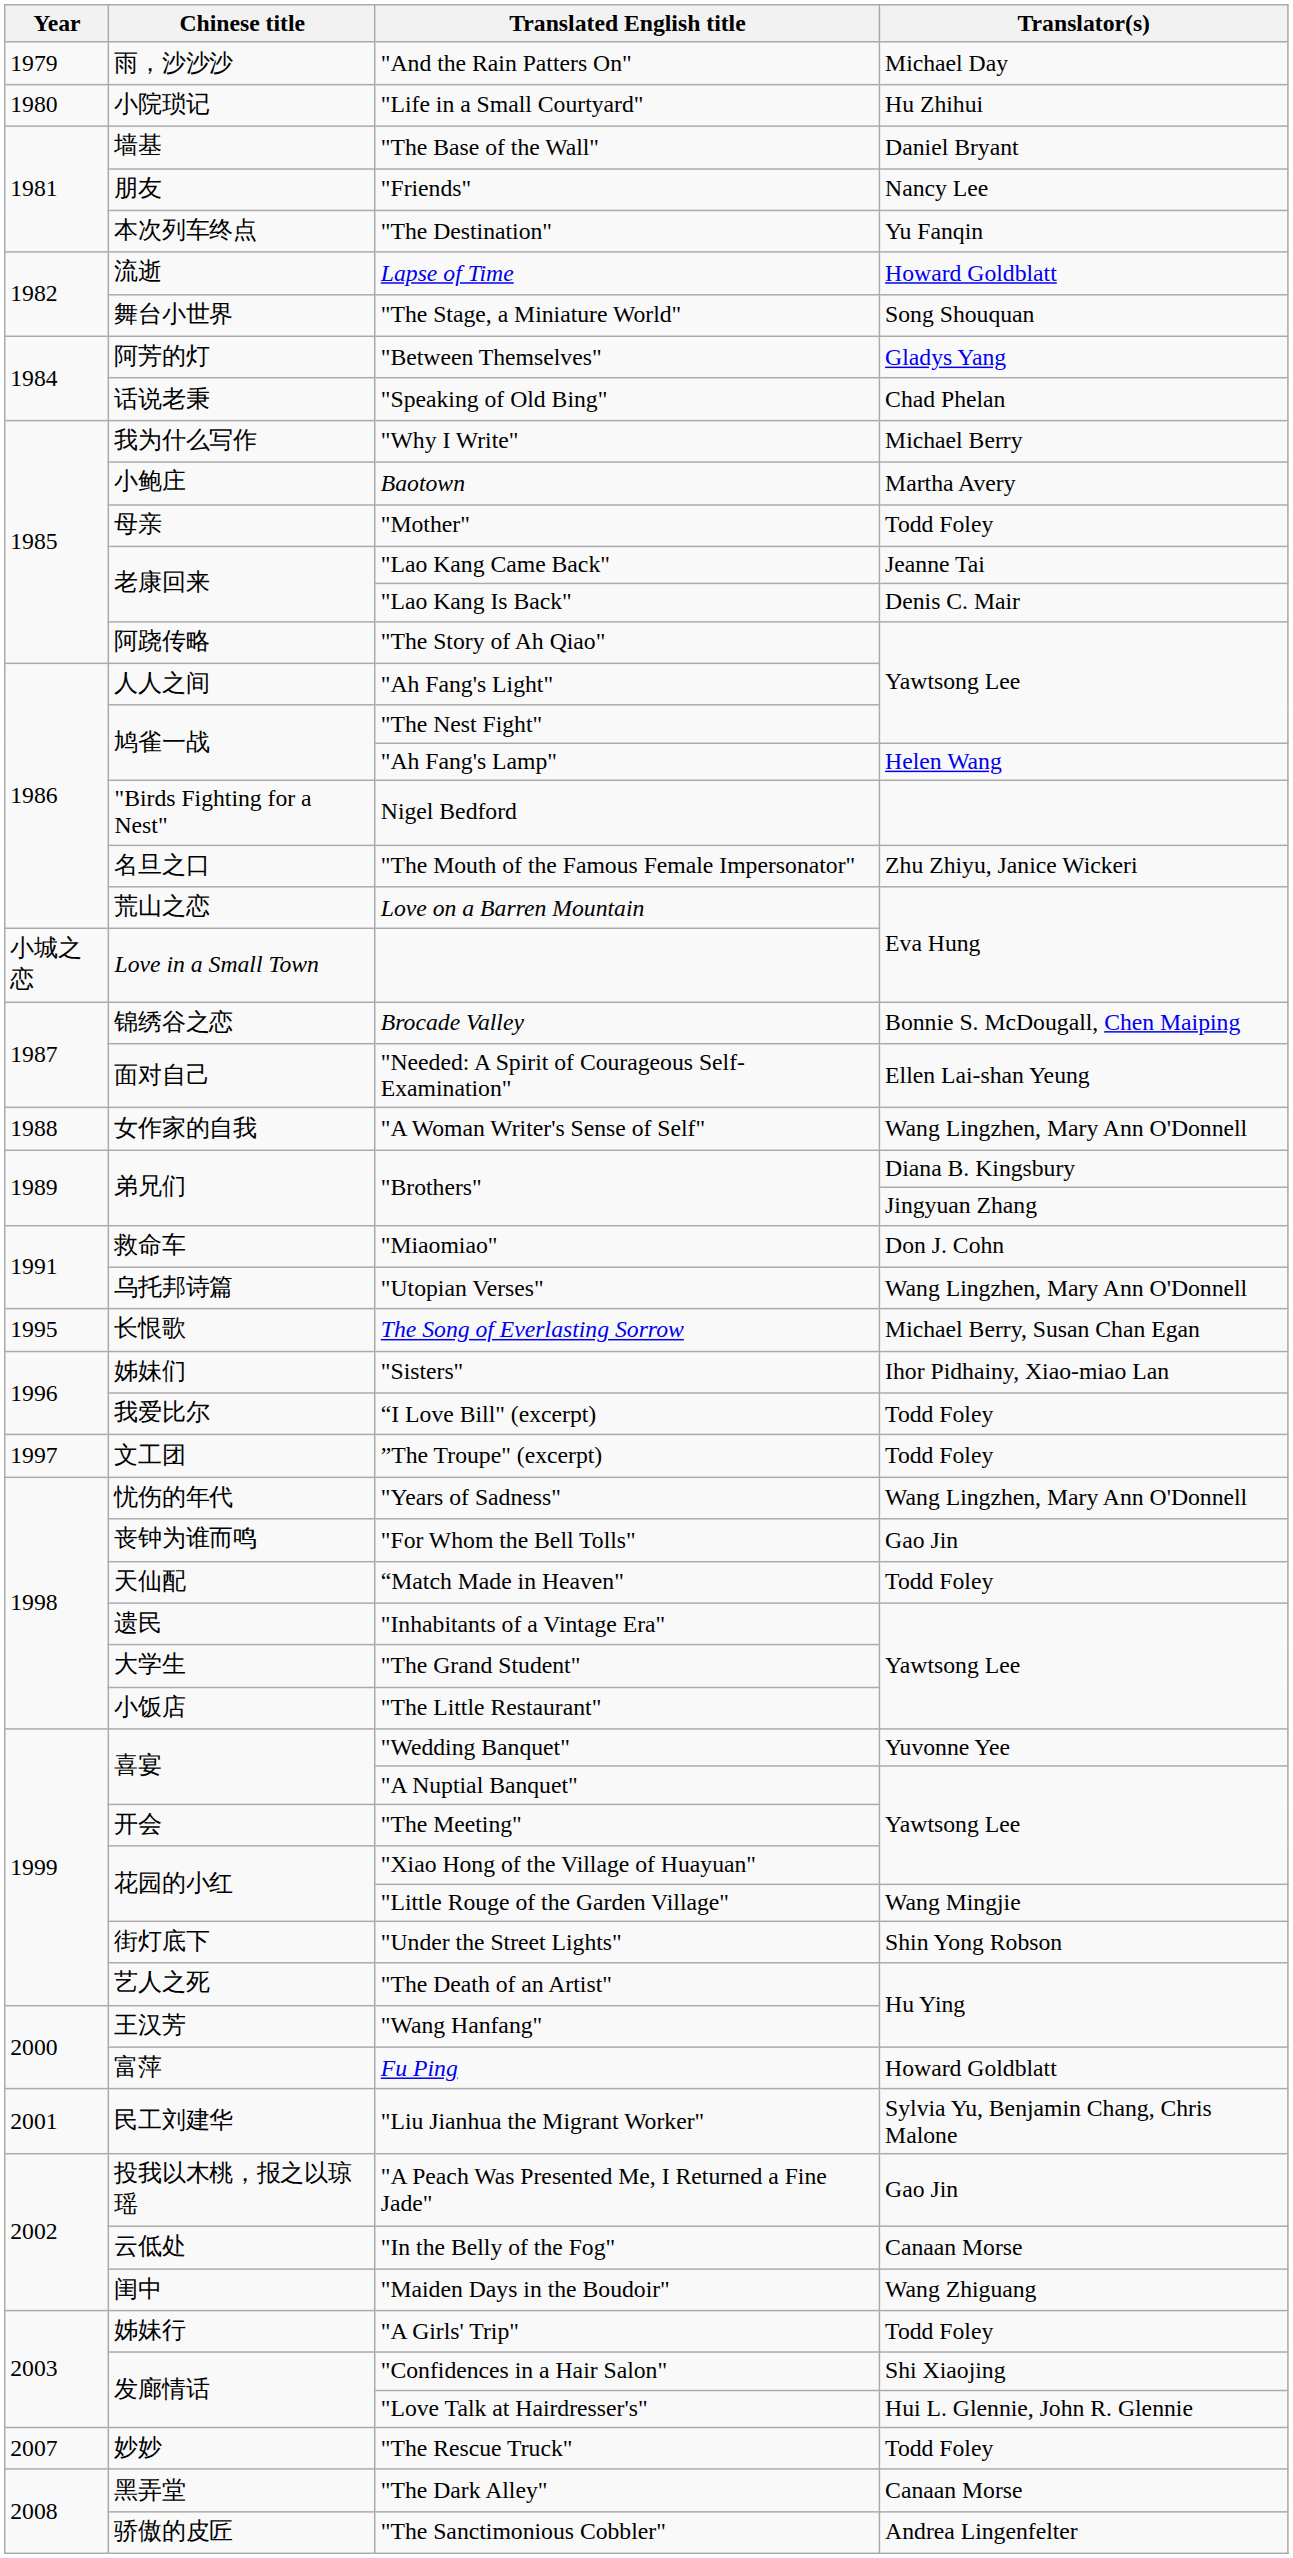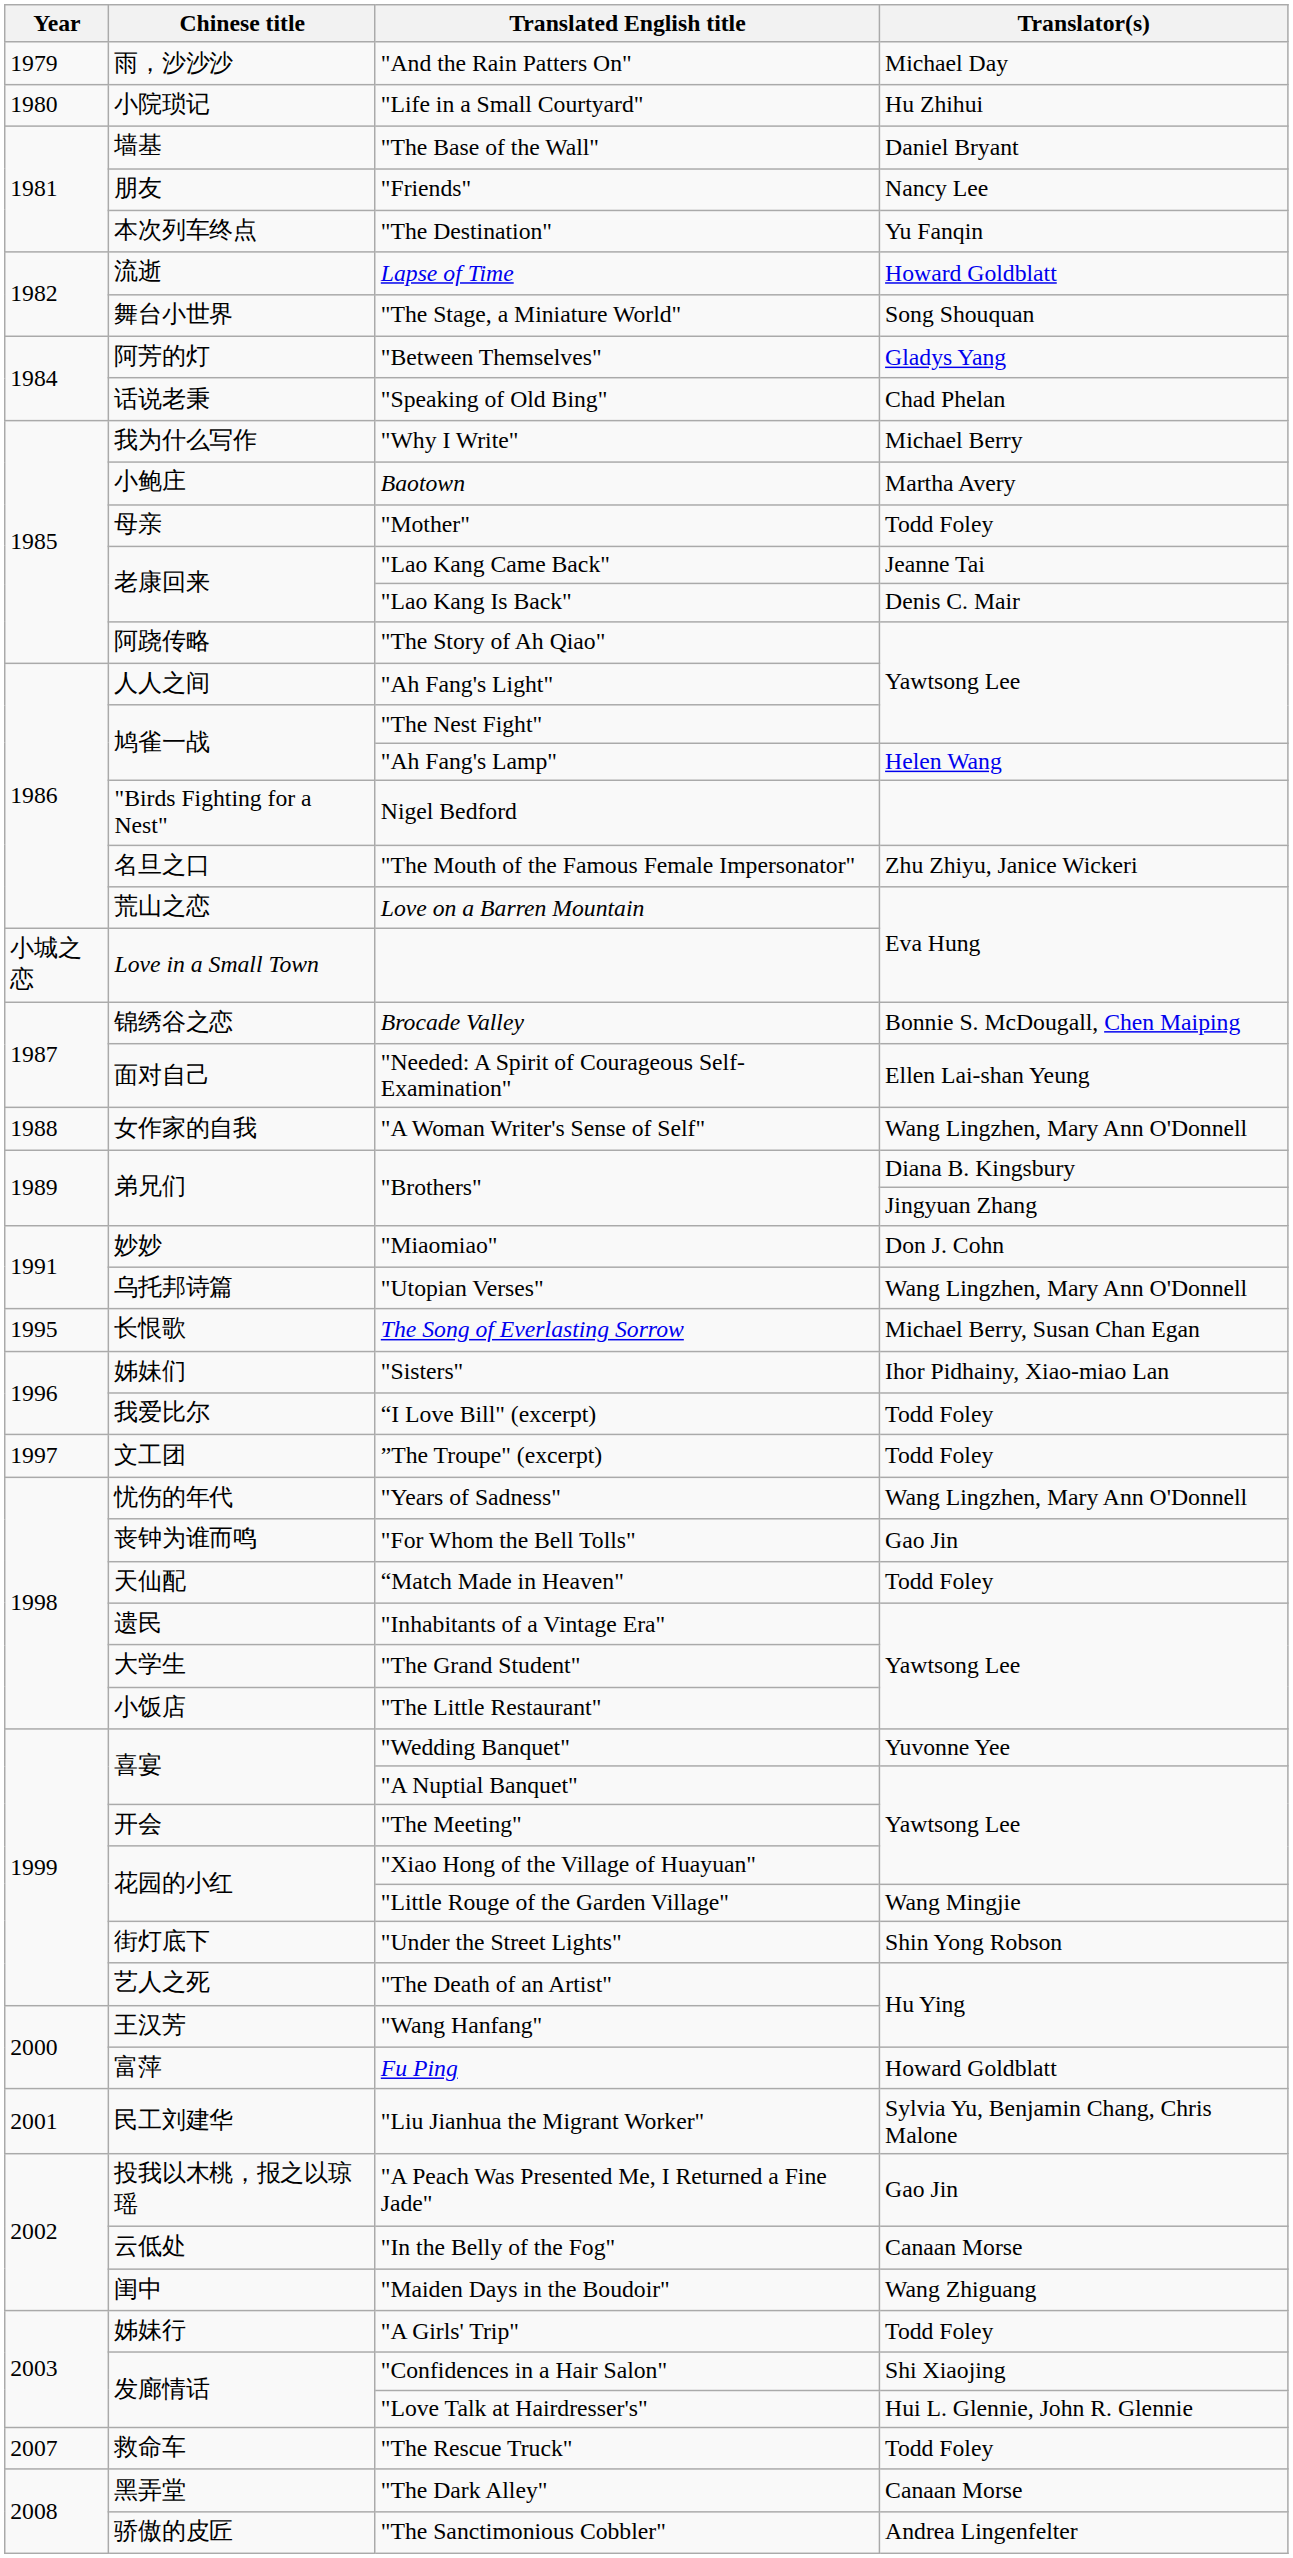(150, 1245) 救命车 -> (138, 1245) 妙妙
(138, 2447) 妙妙 -> (150, 2447) 救命车
